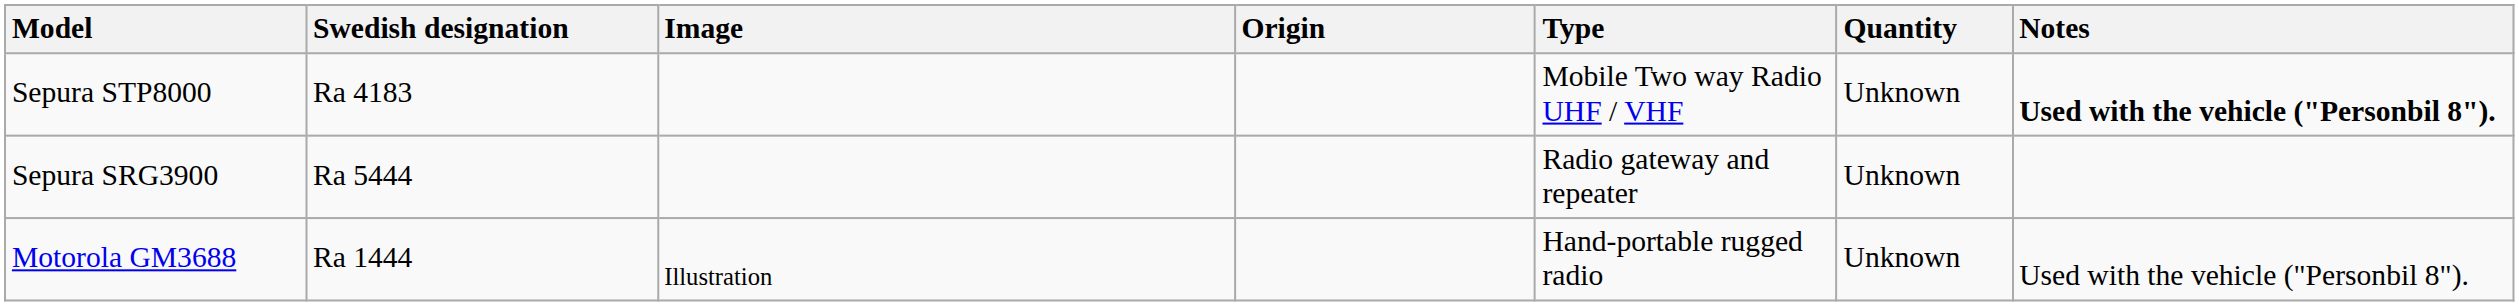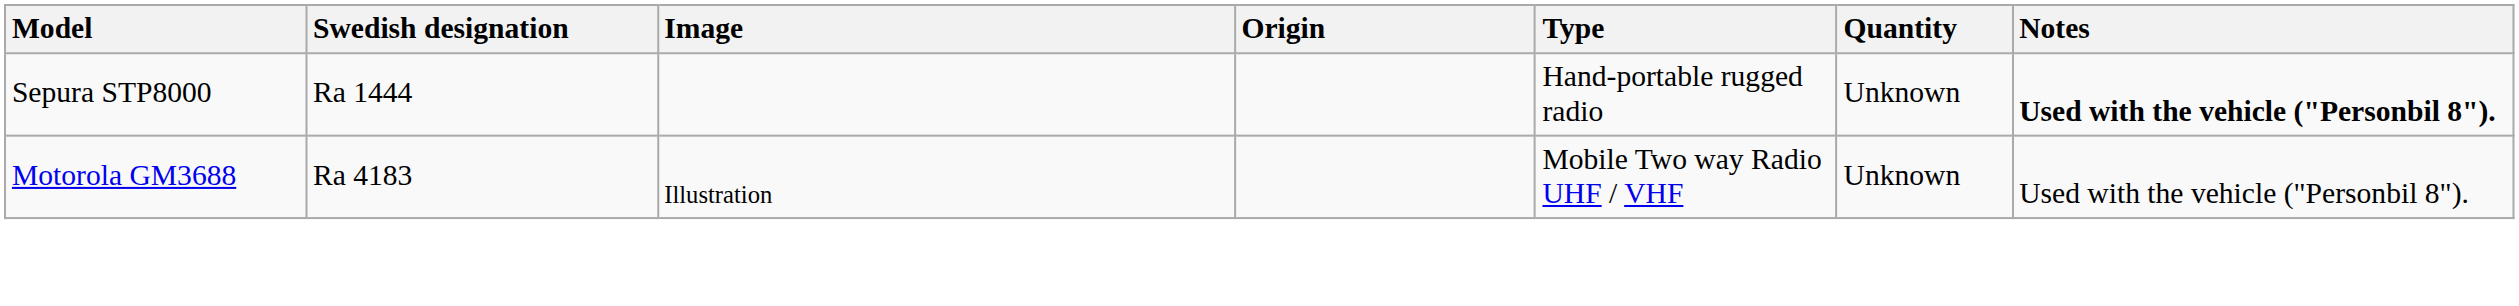(363, 93) Ra 4183 -> (363, 93) Ra 1444
(1682, 93) Mobile Two way Radio UHF / VHF -> (1673, 93) Hand-portable rugged radio
- row: (115, 175)
(363, 257) Ra 1444 -> (363, 175) Ra 4183
(1673, 257) Hand-portable rugged radio -> (1682, 175) Mobile Two way Radio UHF / VHF
